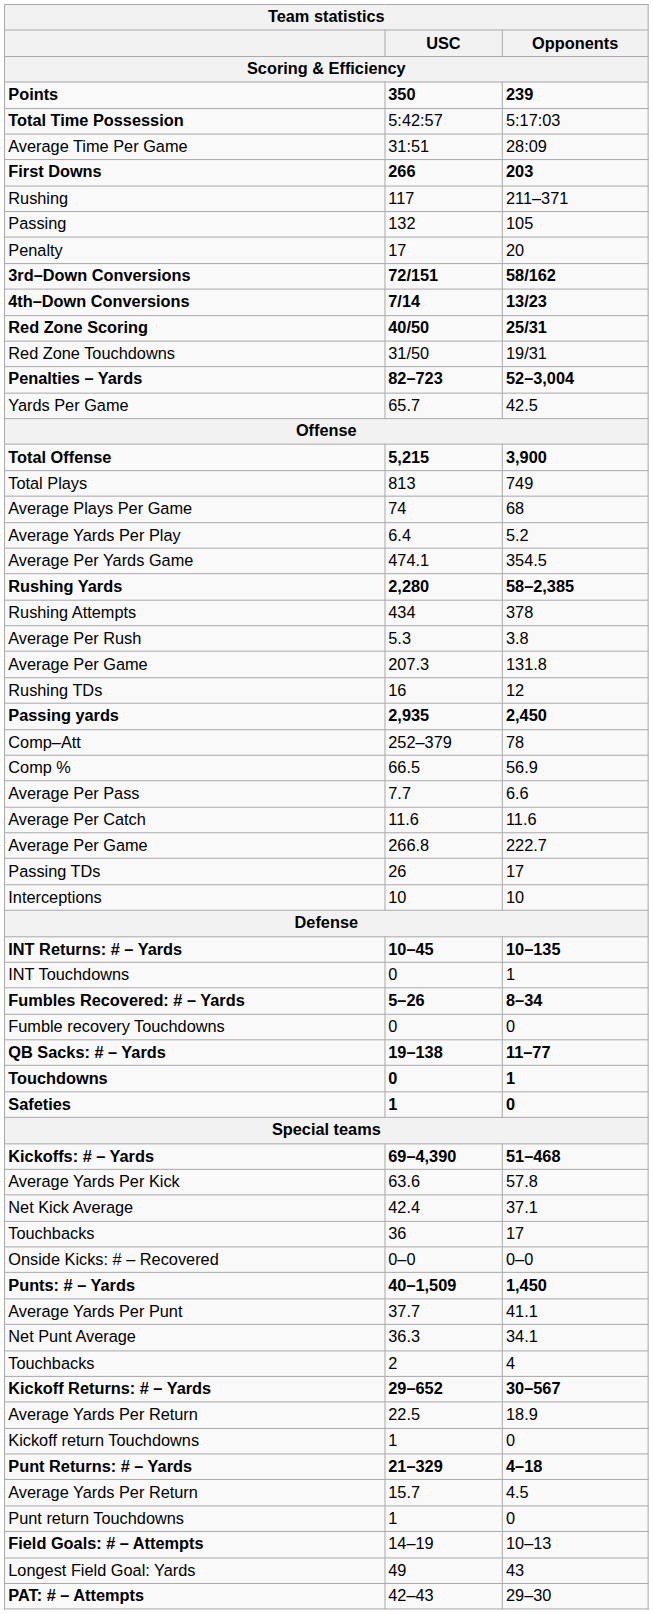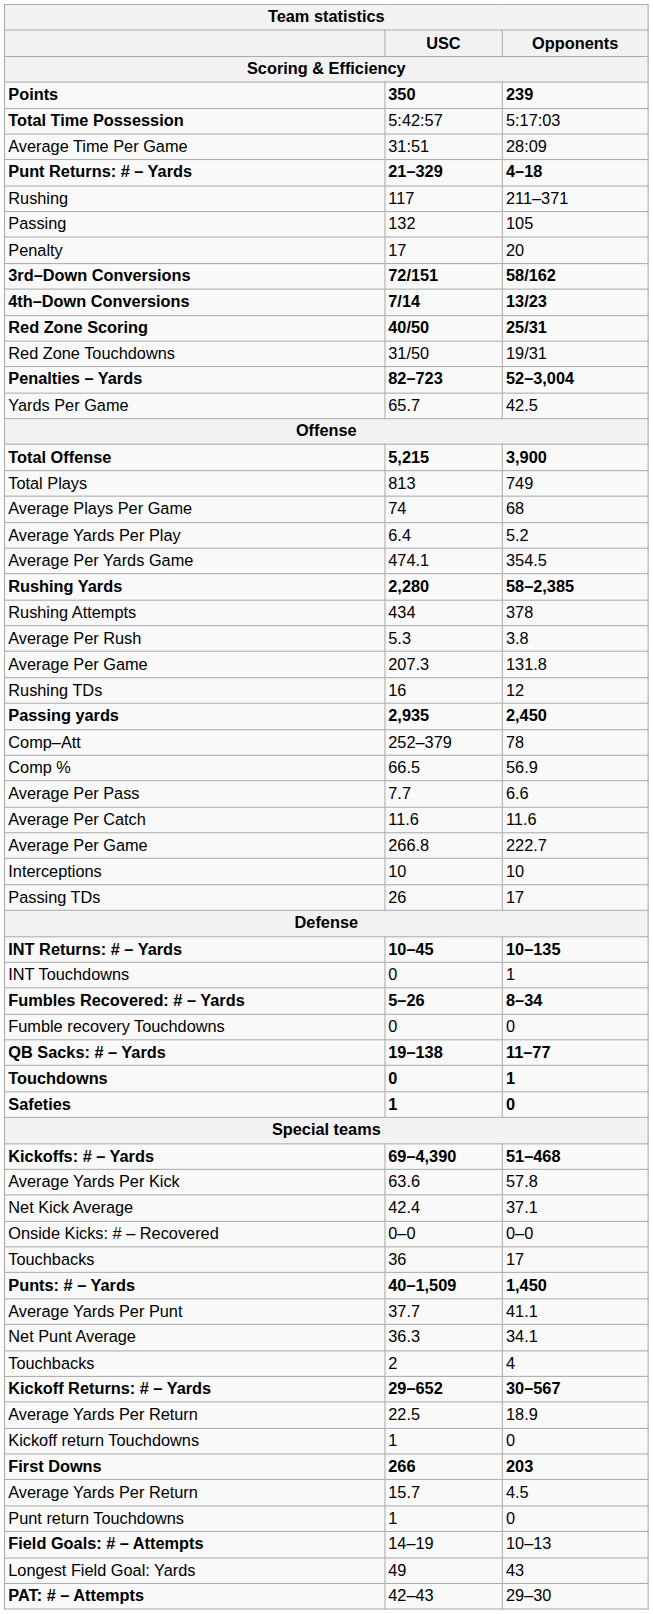rows swapped: (55, 172) <-> (100, 1466)
rows swapped: (54, 871) <-> (55, 897)
rows swapped: (51, 1233) <-> (113, 1259)
